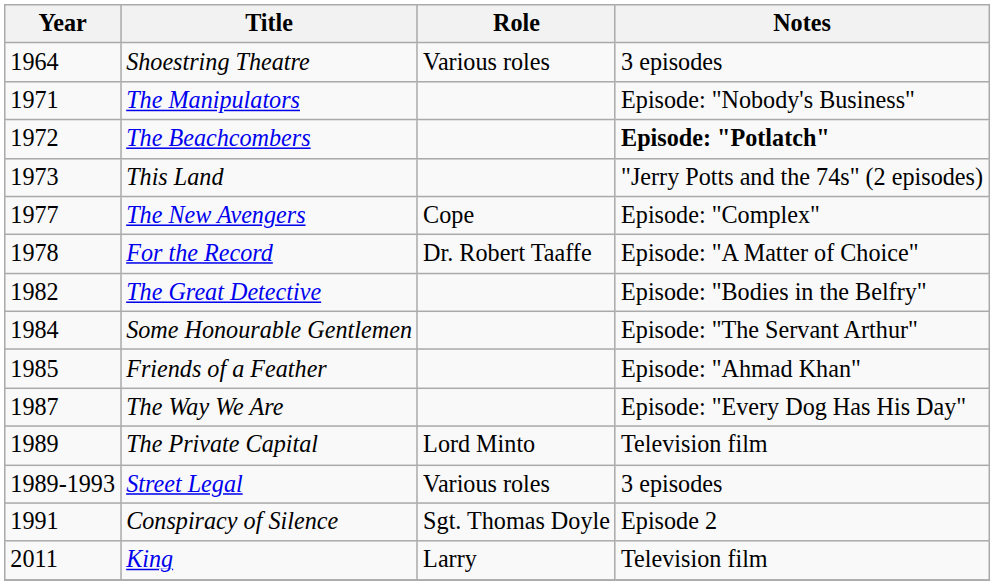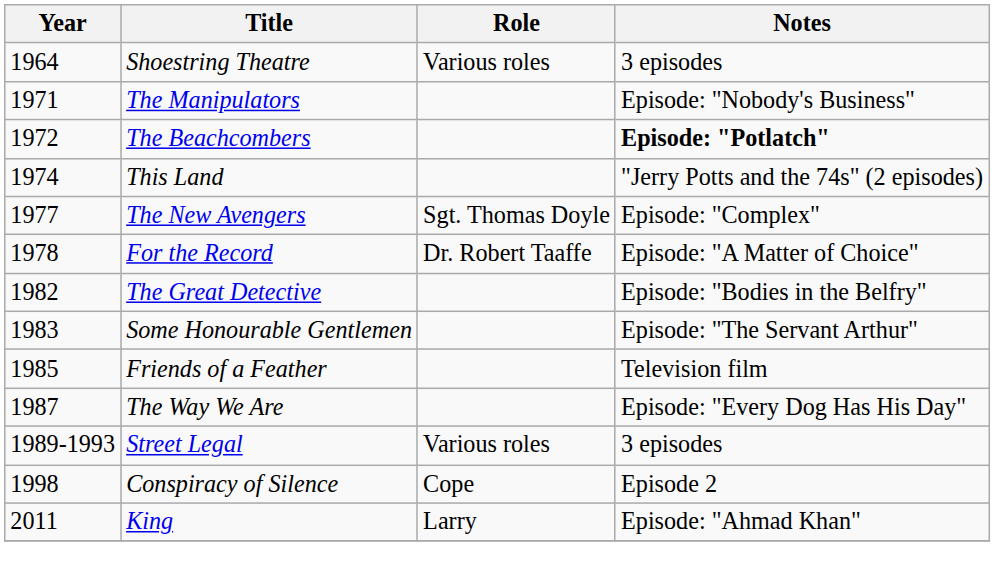(34, 176) 1973 -> (34, 176) 1974
(449, 215) Cope -> (517, 215) Sgt. Thomas Doyle
(34, 330) 1984 -> (34, 330) 1983
(741, 368) Episode: "Ahmad Khan" -> (694, 368) Television film
- row: (222, 445)
(34, 521) 1991 -> (34, 483) 1998
(517, 521) Sgt. Thomas Doyle -> (449, 483) Cope
(694, 560) Television film -> (741, 521) Episode: "Ahmad Khan"
